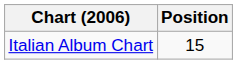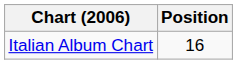(195, 45) 15 -> (195, 45) 16
